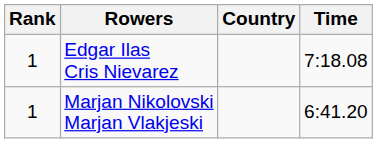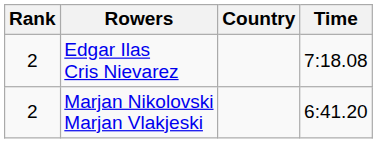(32, 60) 1 -> (32, 60) 2
(32, 112) 1 -> (32, 112) 2
